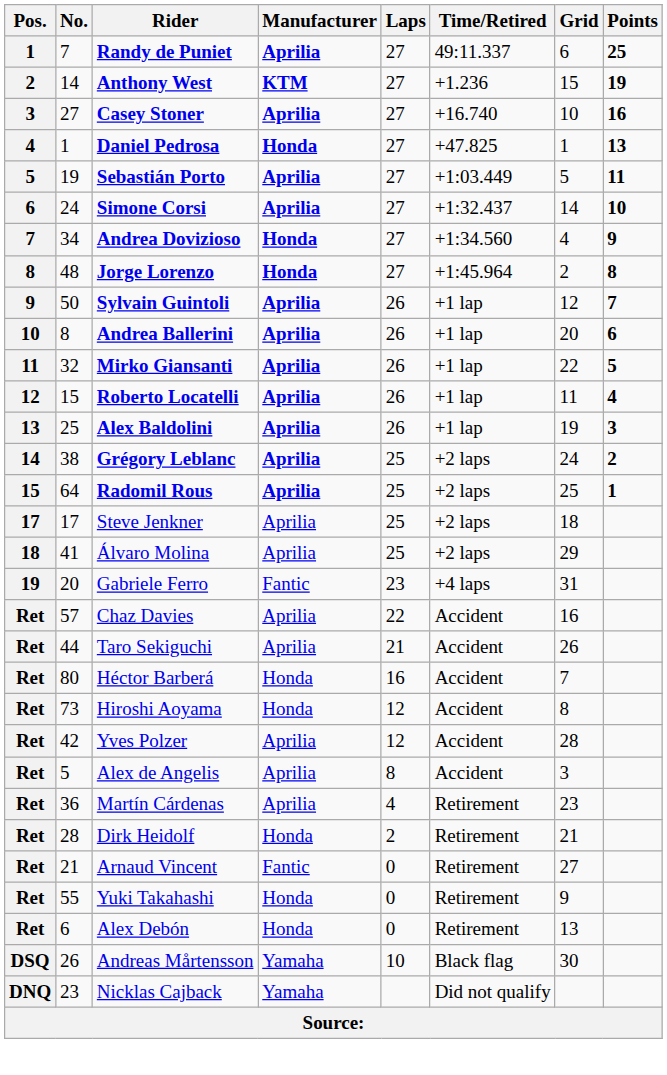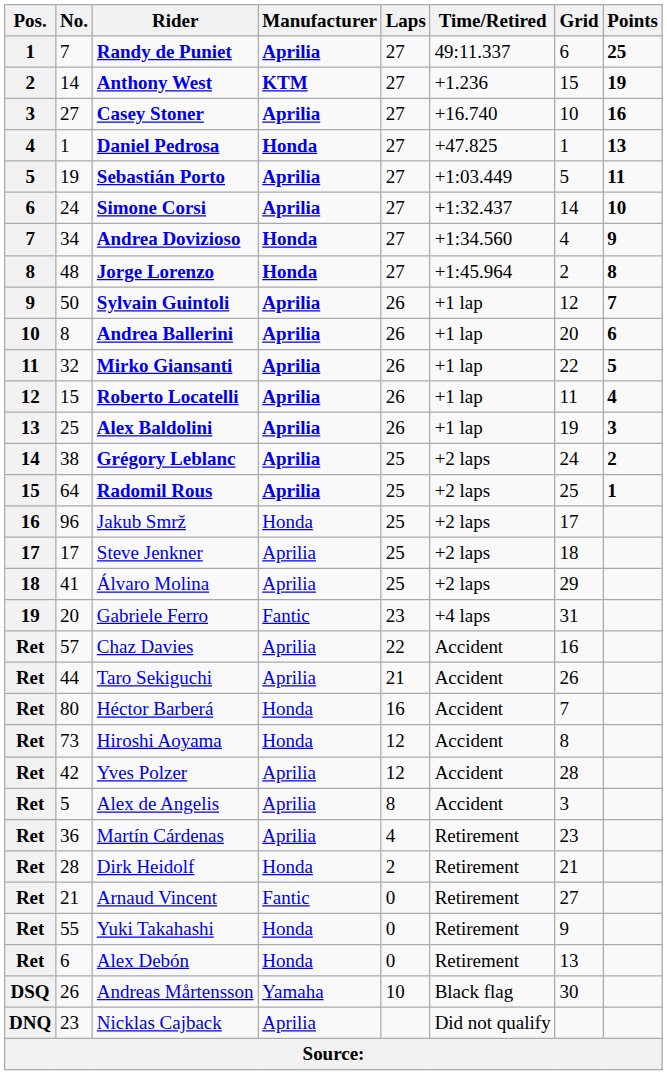+ row: (141, 521)
(293, 991) Yamaha -> (289, 1022) Aprilia
